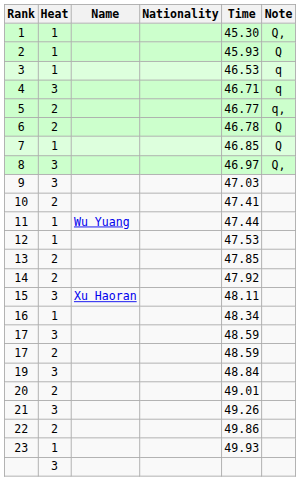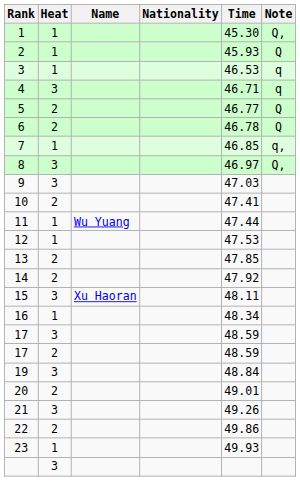(279, 108) q, -> (279, 108) Q
(279, 146) Q -> (279, 146) q,
